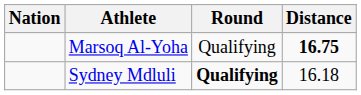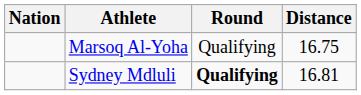(319, 47) bold -> (319, 47) normal
(319, 75) 16.18 -> (319, 75) 16.81
